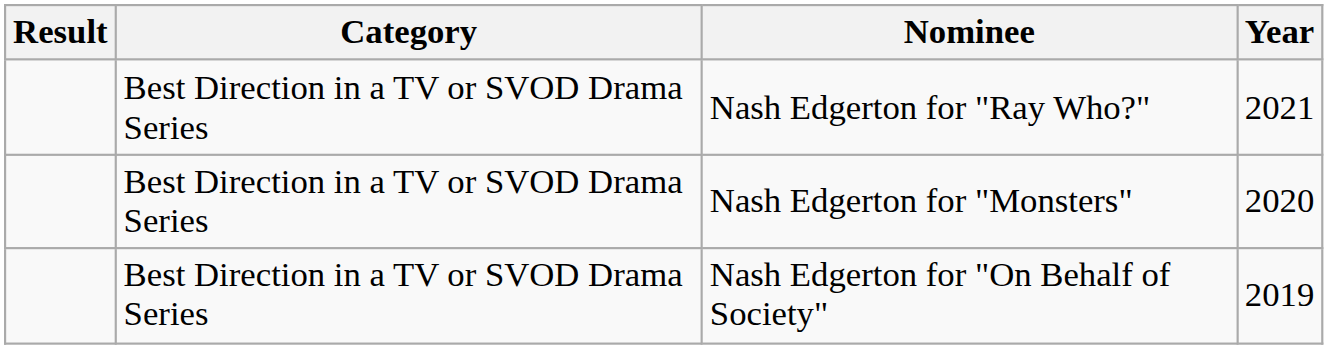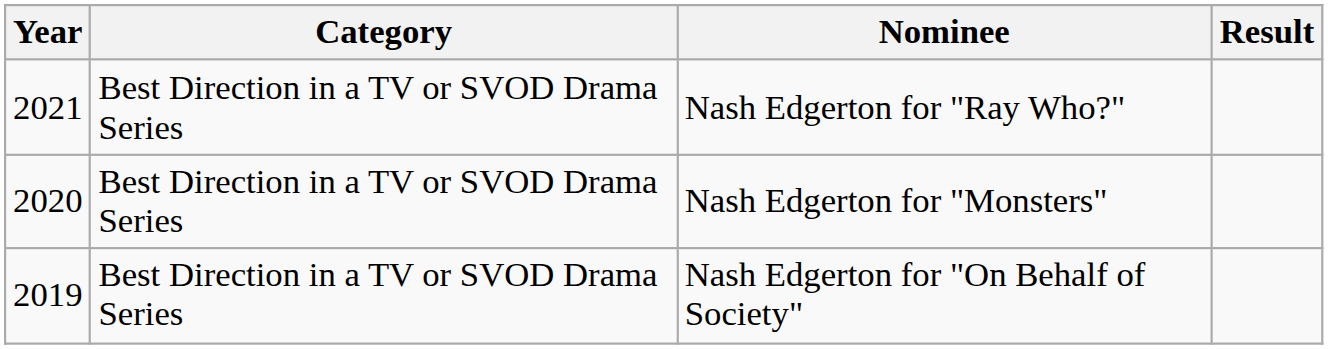columns swapped: (1280, 32) <-> (60, 32)
